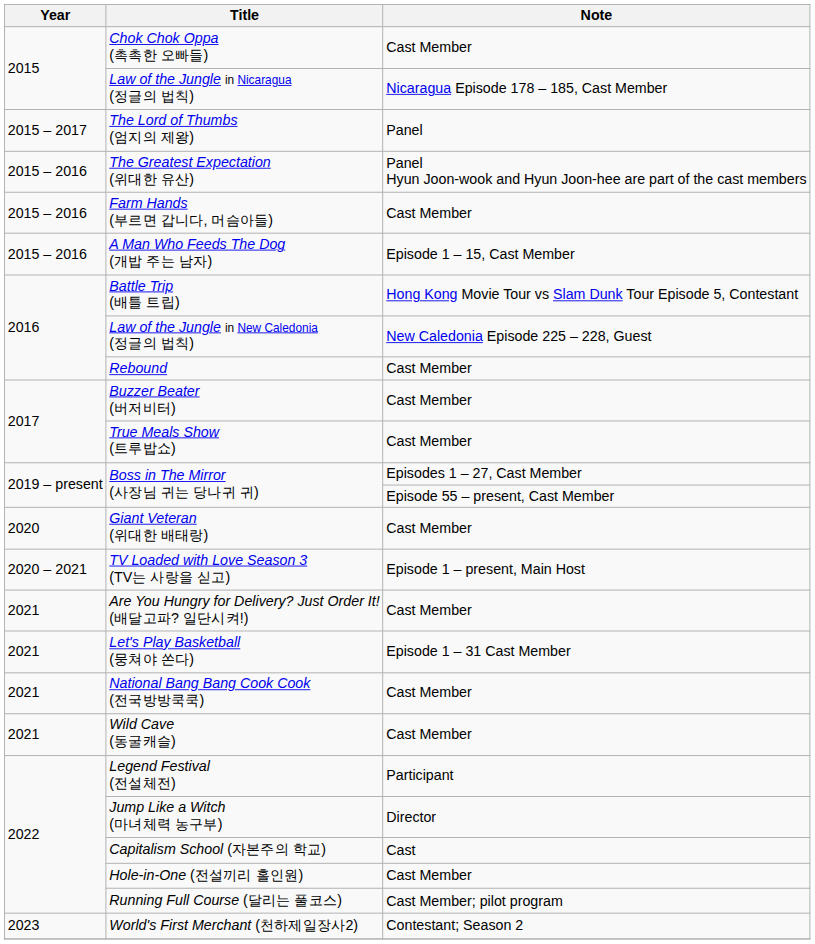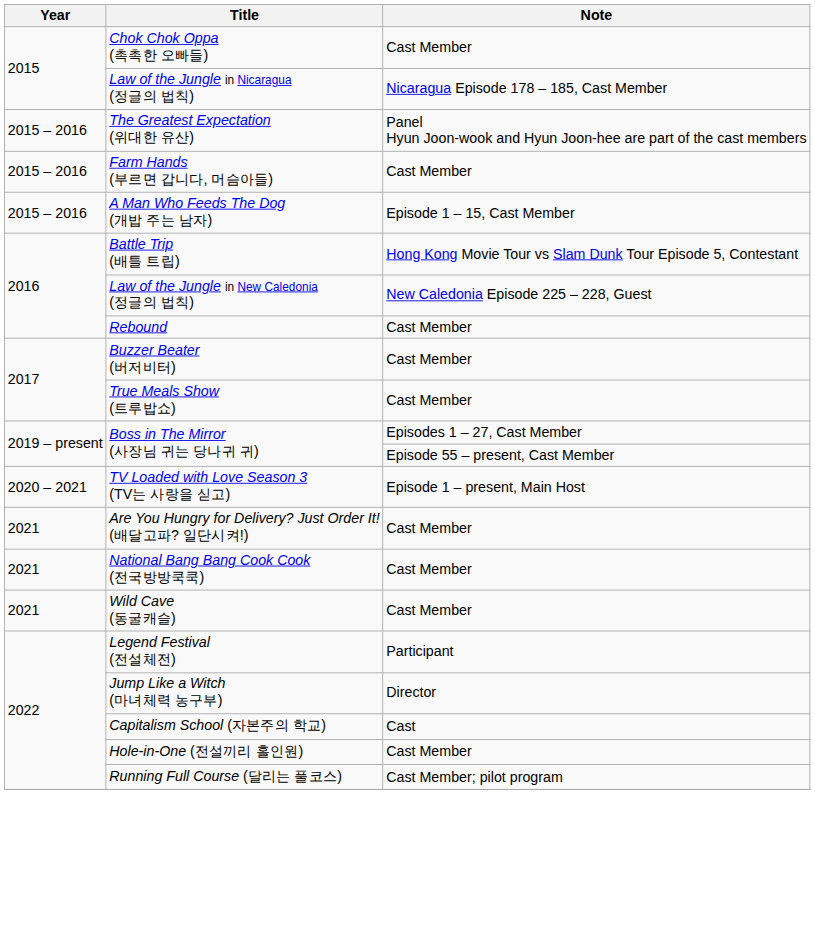- row: (173, 129)
- row: (159, 527)
- row: (175, 651)
- row: (234, 925)
